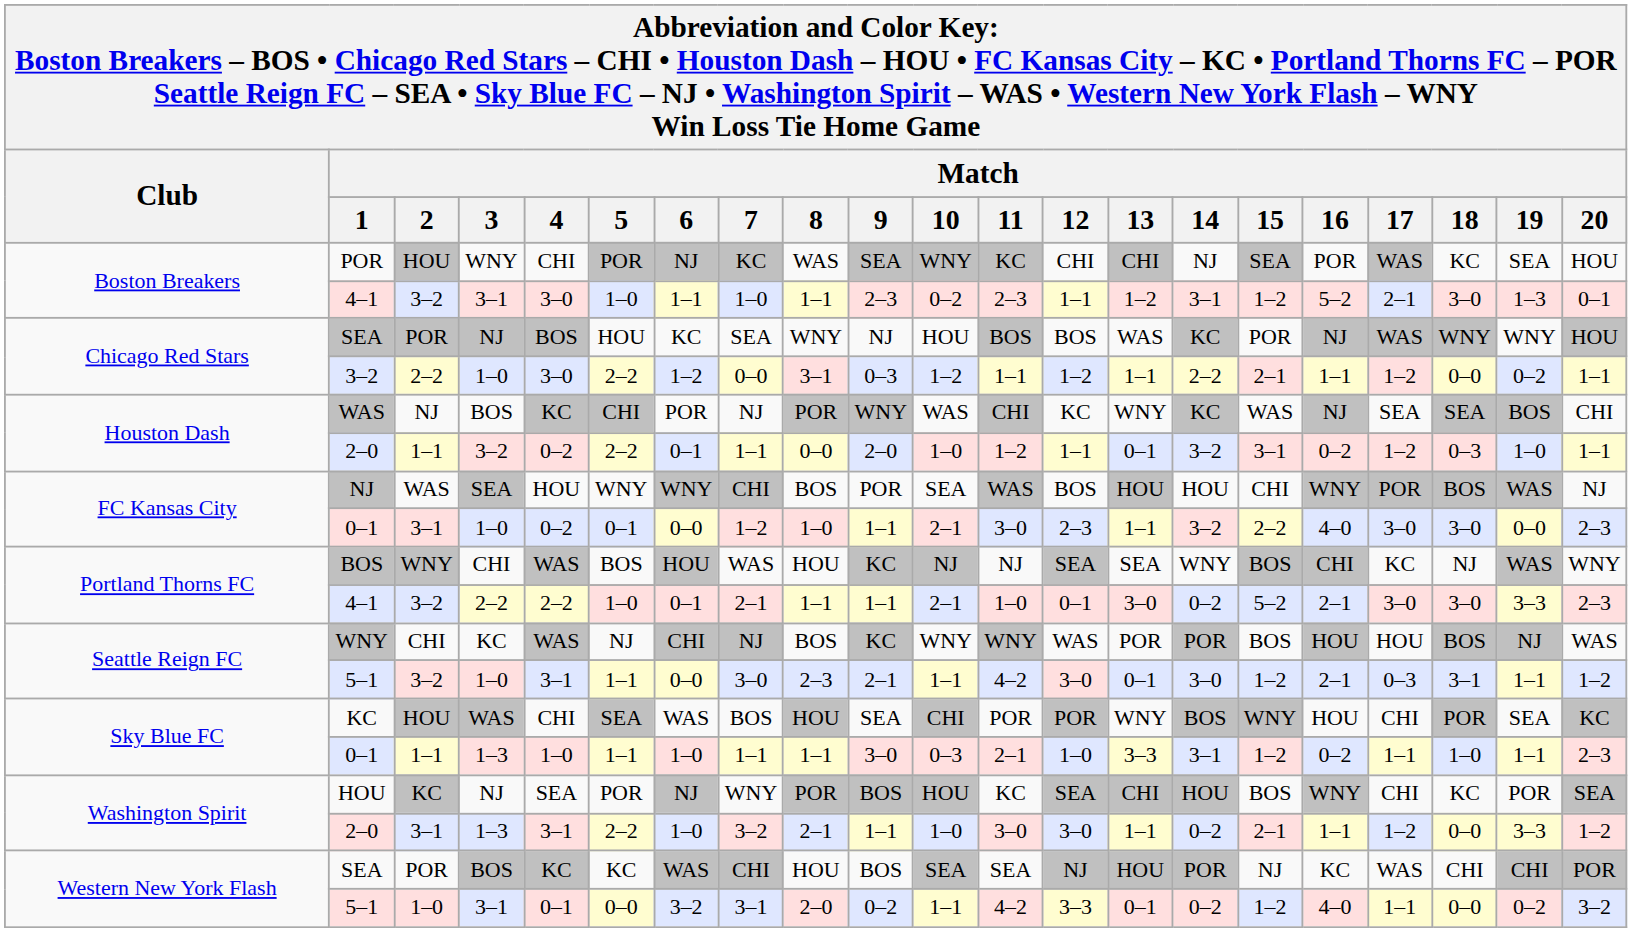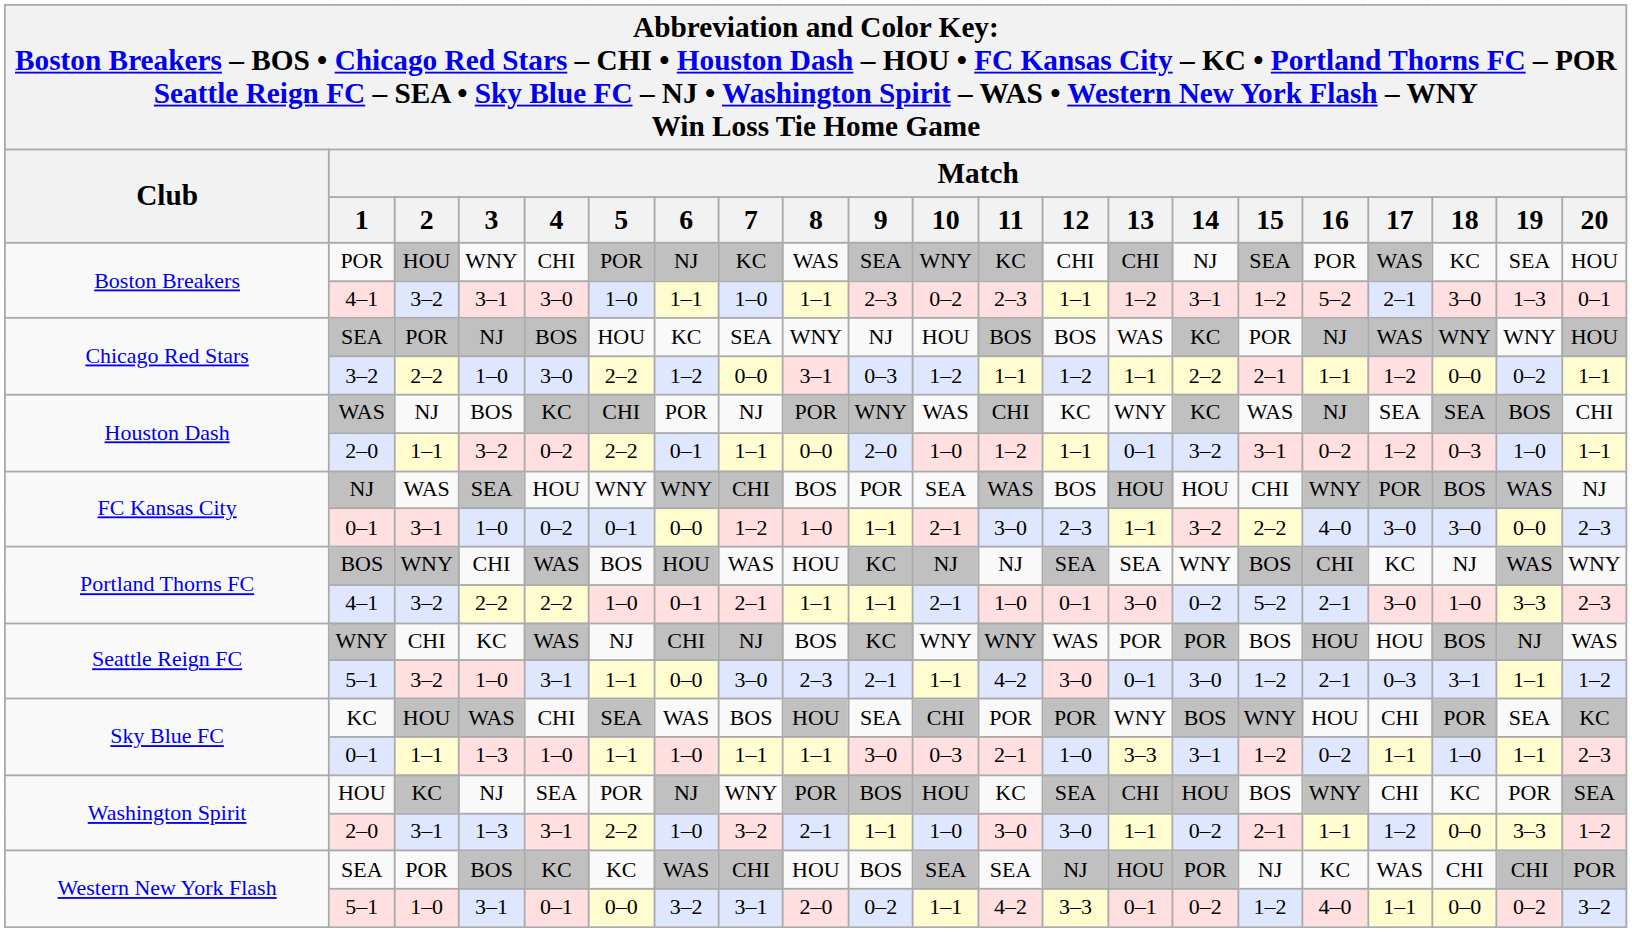(1465, 603) 3–0 -> (1465, 603) 1–0
